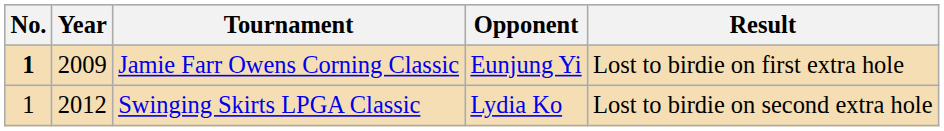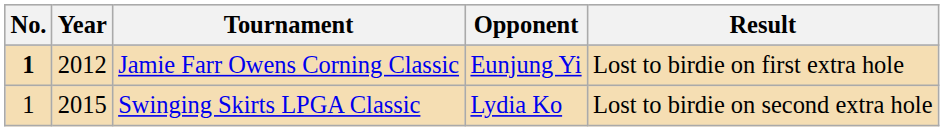(82, 65) 2009 -> (82, 65) 2012
(82, 105) 2012 -> (82, 105) 2015
